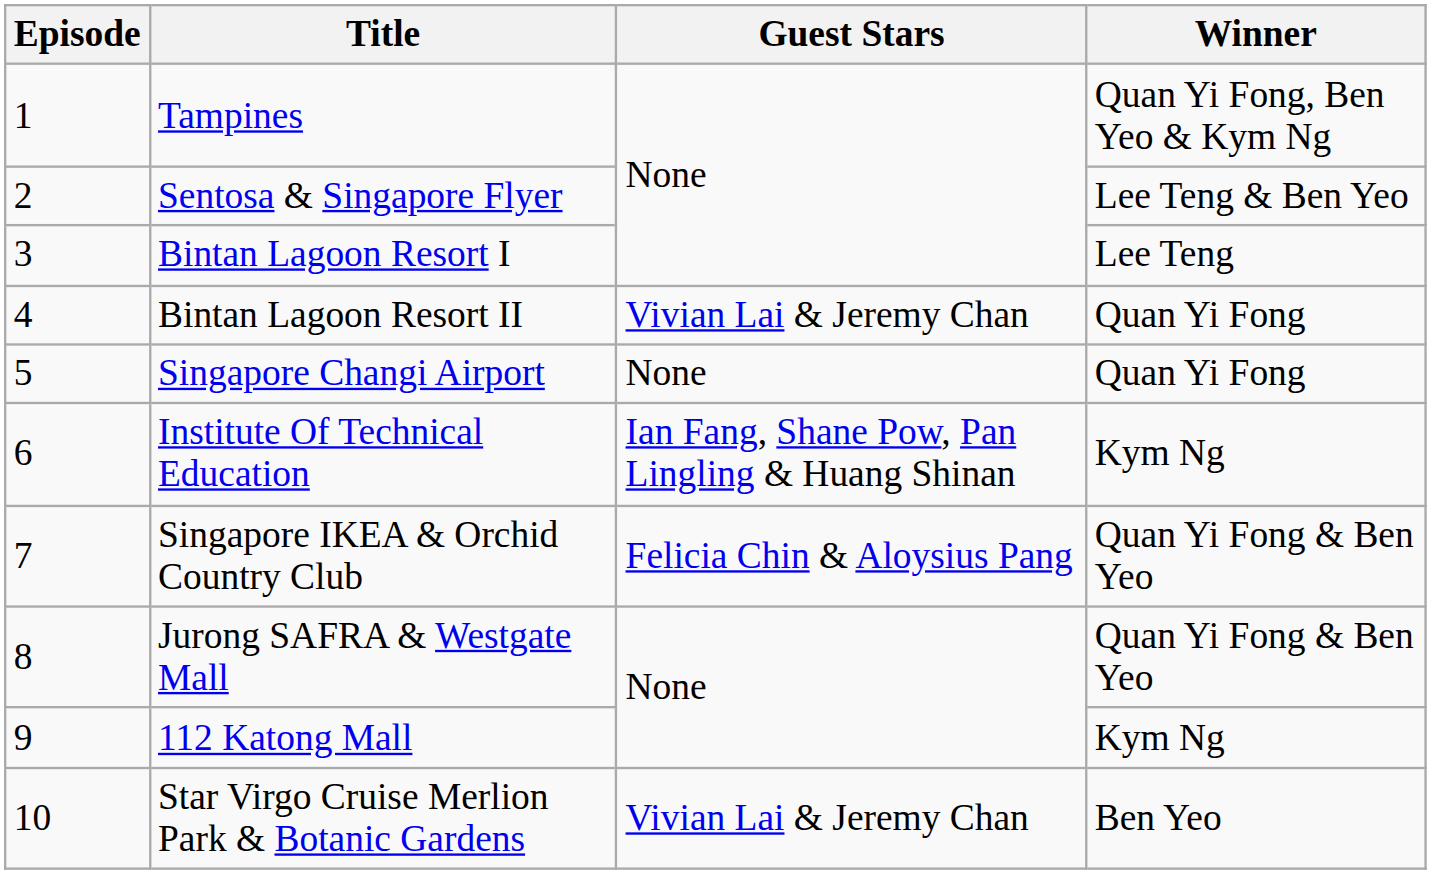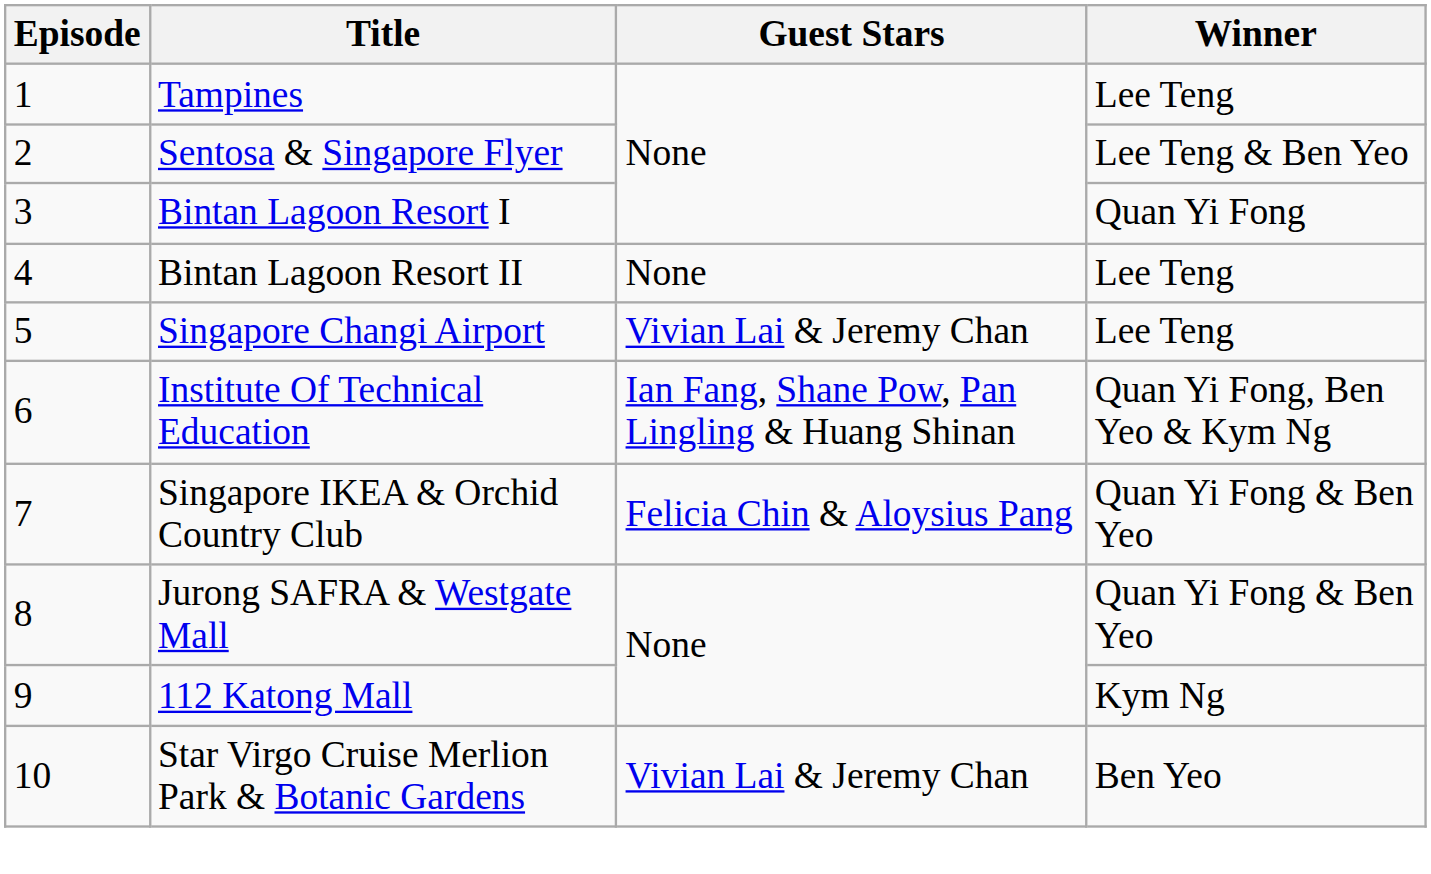(1240, 114) Quan Yi Fong, Ben Yeo & Kym Ng -> (1164, 93) Lee Teng
(1164, 254) Lee Teng -> (1200, 212) Quan Yi Fong
(827, 313) Vivian Lai & Jeremy Chan -> (666, 271) None
(1200, 313) Quan Yi Fong -> (1164, 271) Lee Teng
(666, 373) None -> (827, 331) Vivian Lai & Jeremy Chan
(1200, 373) Quan Yi Fong -> (1164, 331) Lee Teng
(1160, 453) Kym Ng -> (1240, 411) Quan Yi Fong, Ben Yeo & Kym Ng
